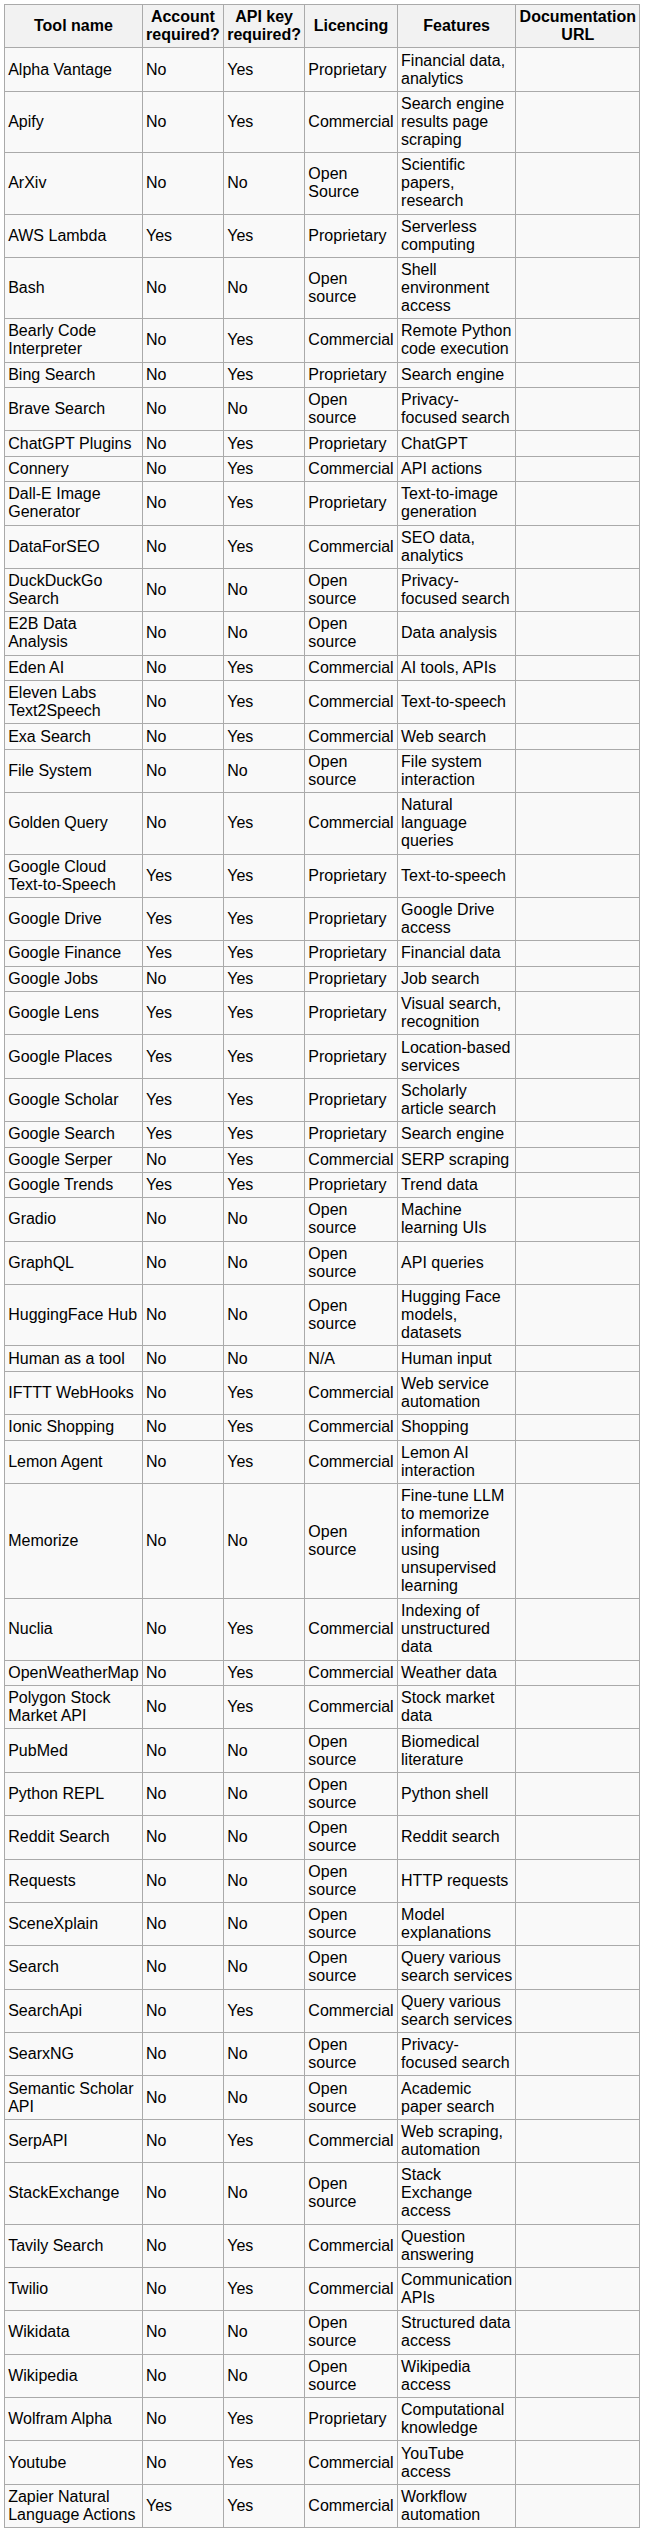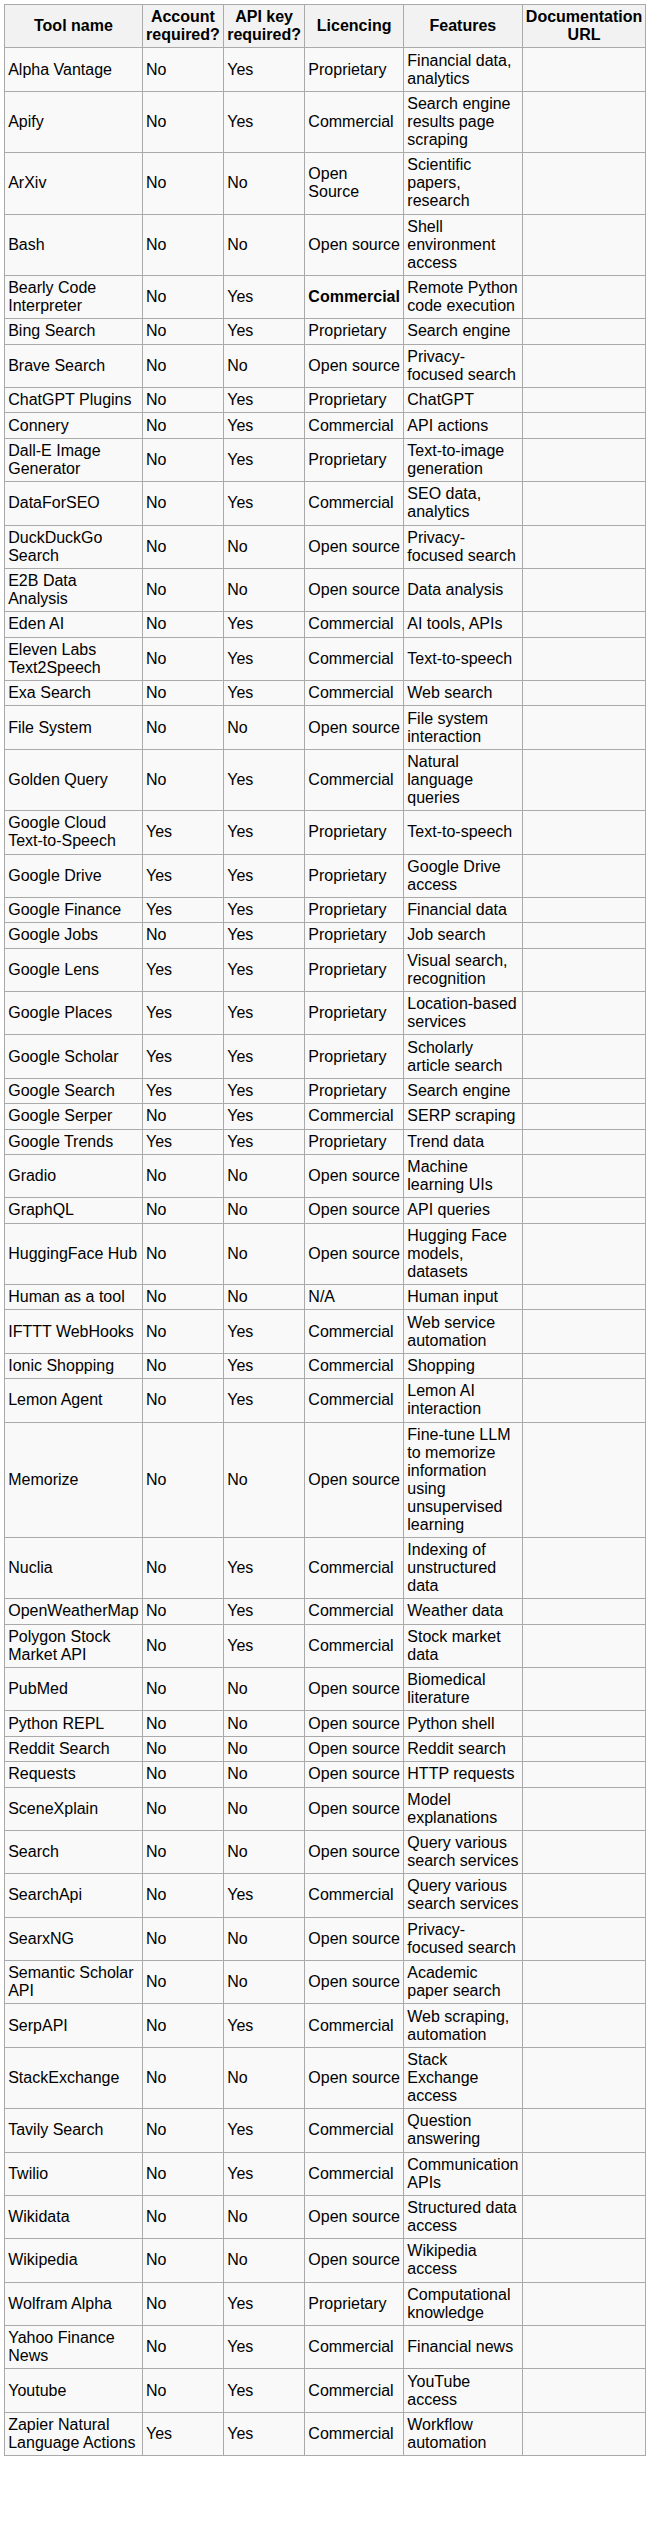- row: (57, 235)
(351, 340) normal -> (354, 297) bold
+ row: (61, 2347)
